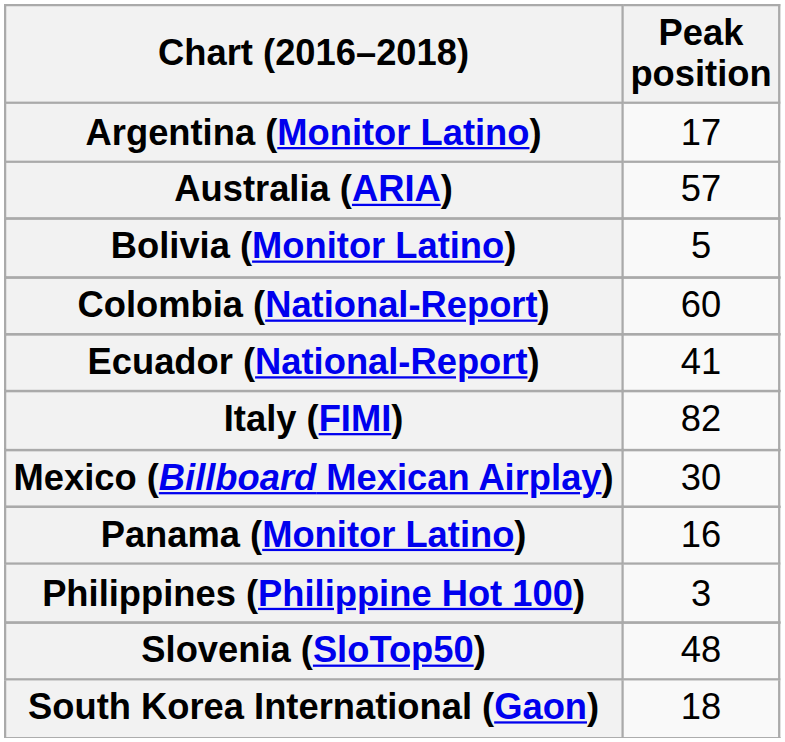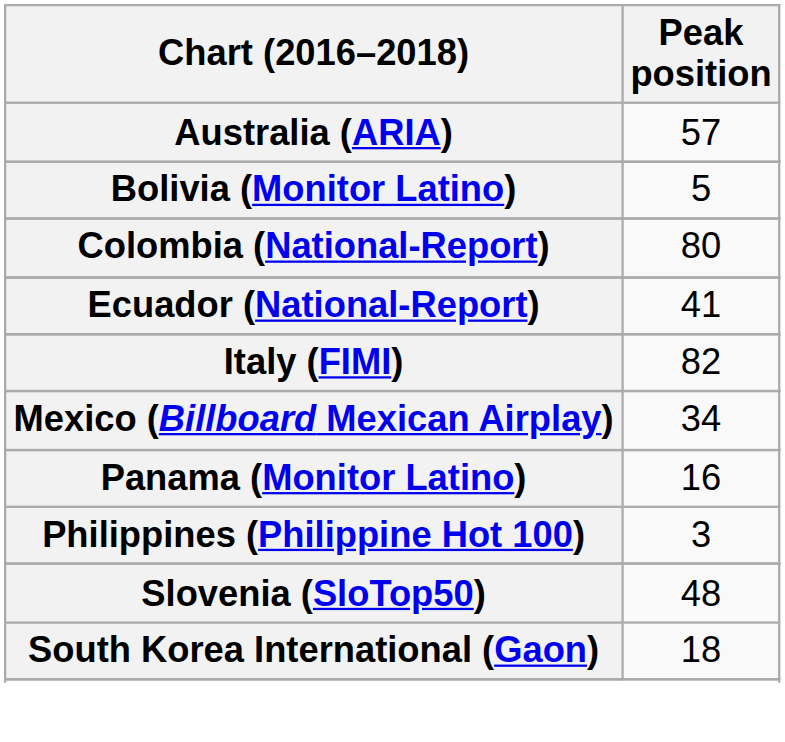- row: (314, 131)
(701, 304) 60 -> (701, 246) 80
(701, 477) 30 -> (701, 419) 34
